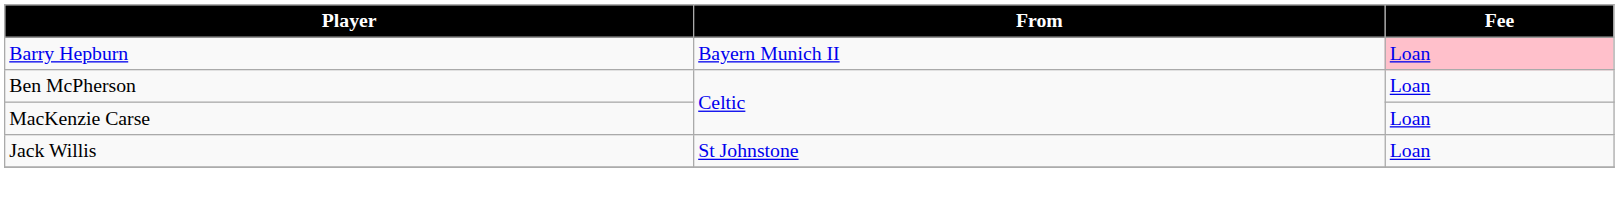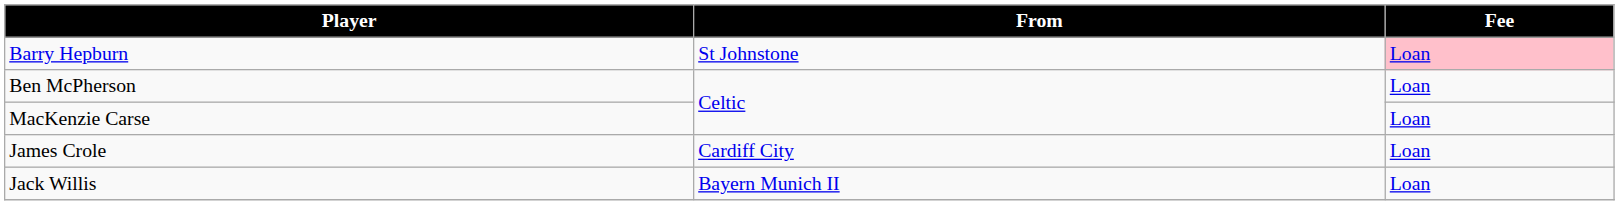(769, 53) Bayern Munich II -> (748, 53) St Johnstone
+ row: (58, 151)
(748, 151) St Johnstone -> (769, 183) Bayern Munich II
